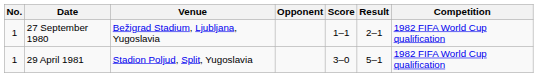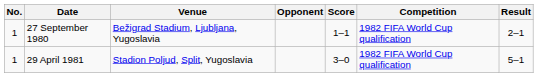columns swapped: (374, 12) <-> (462, 12)
